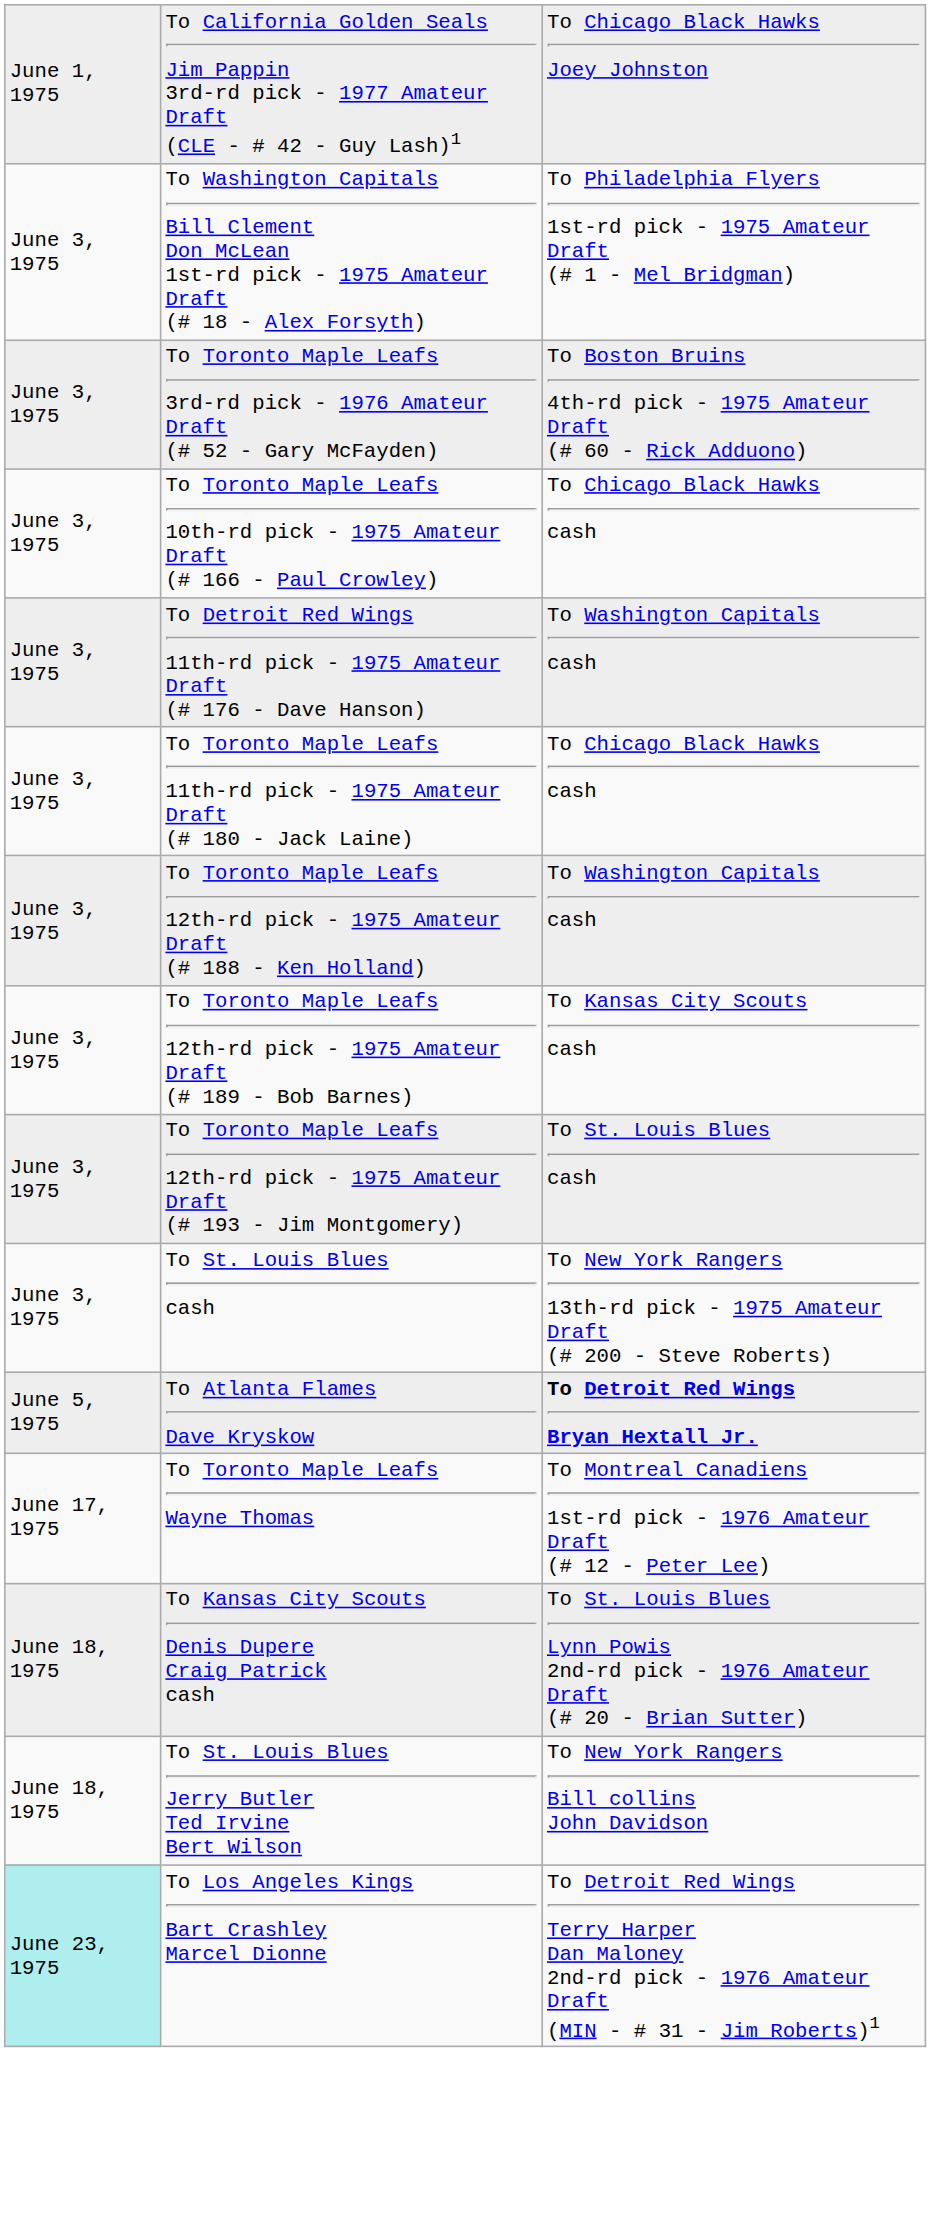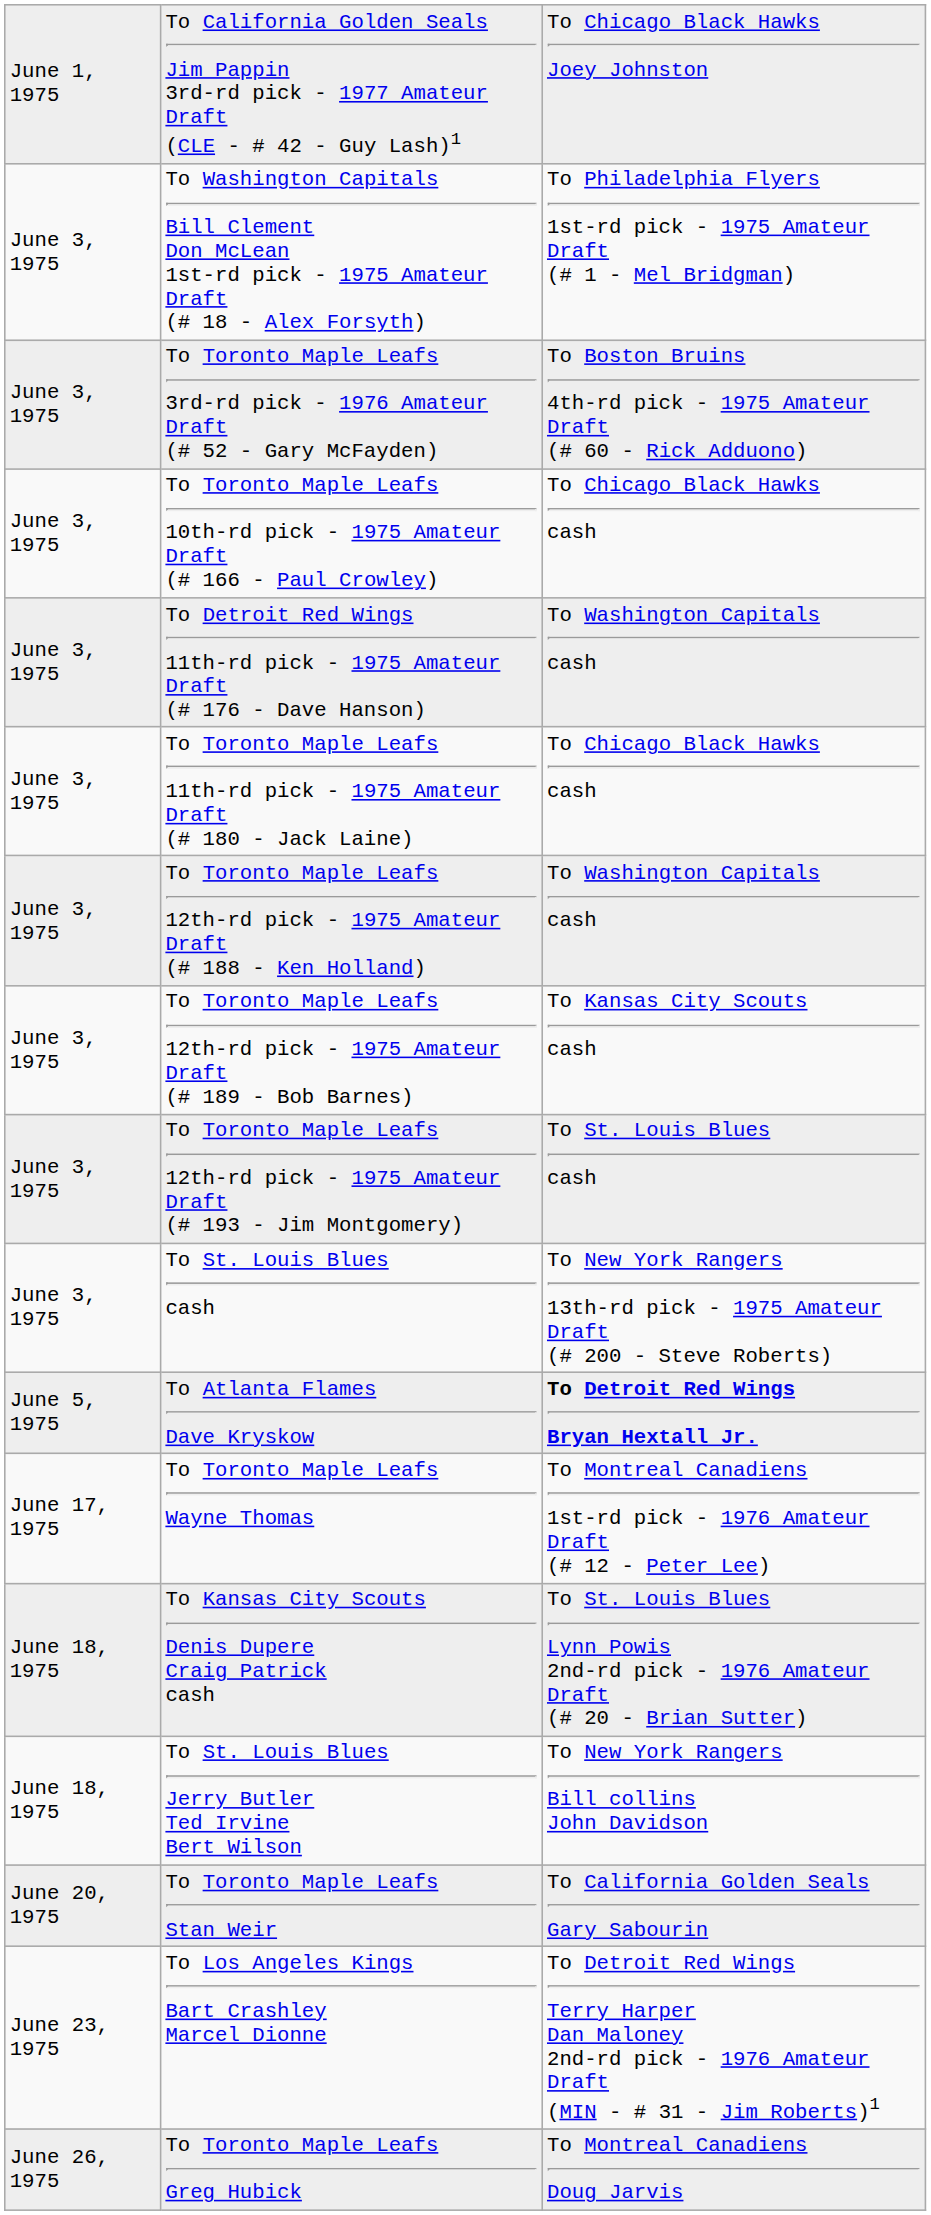+ row: (351, 1906)
(59, 1956) paleturquoise background -> (59, 2037) no background
+ row: (351, 2169)
